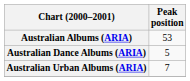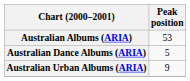(167, 68) 7 -> (167, 68) 9
